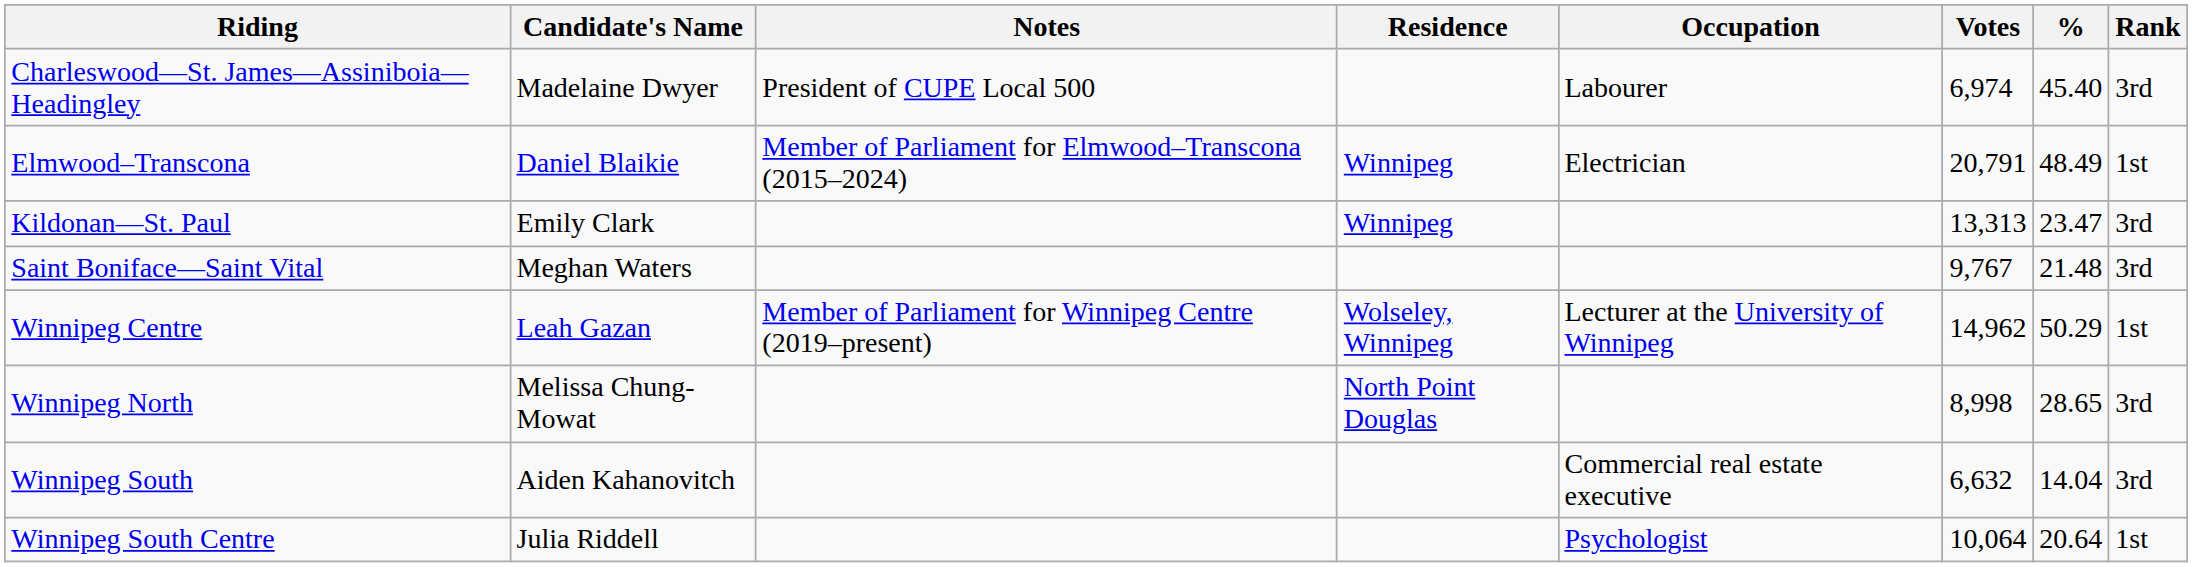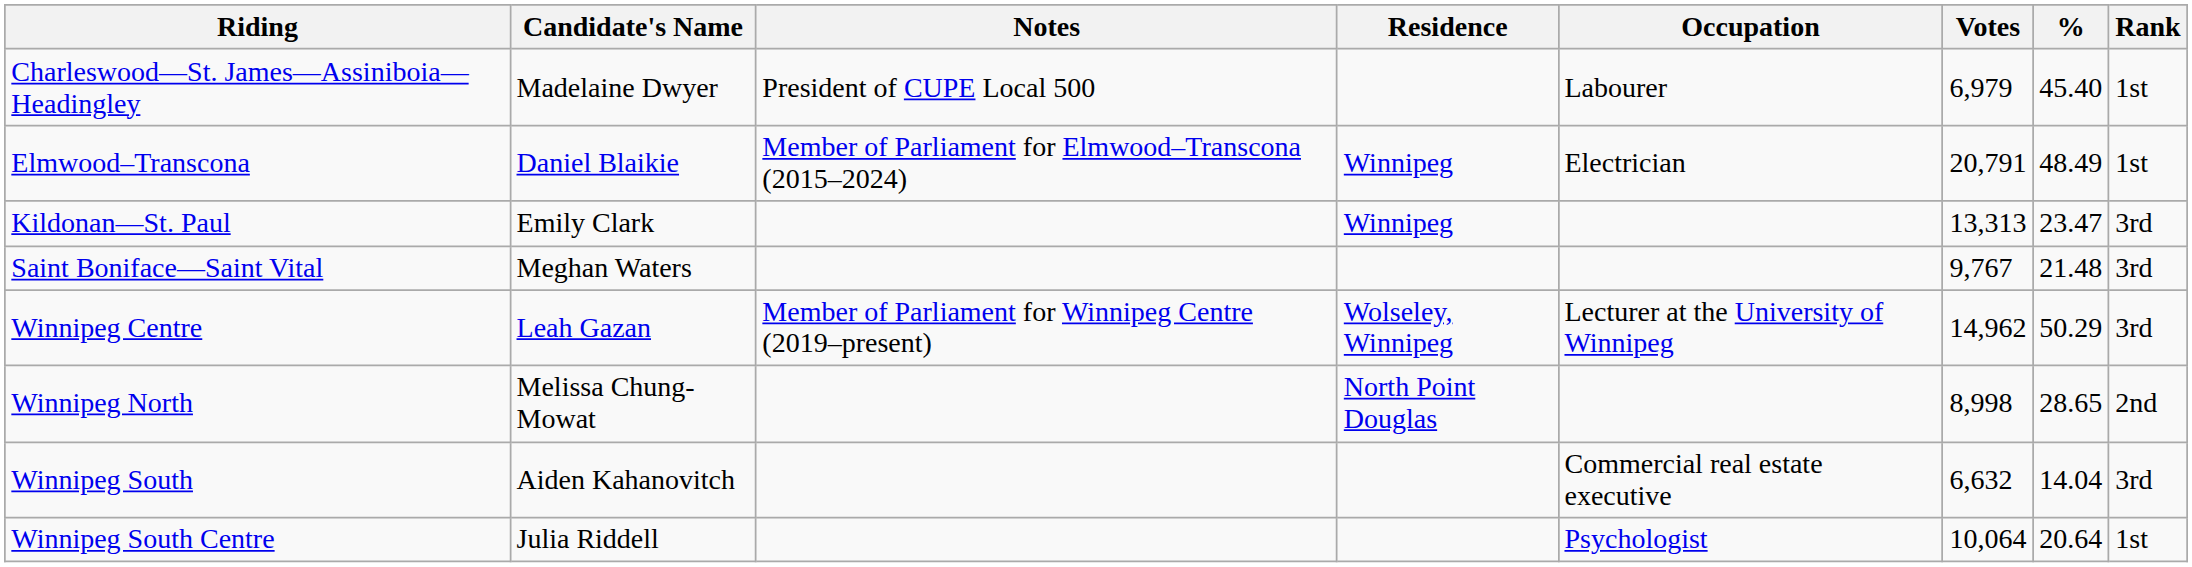(1981, 86) 6,974 -> (1981, 86) 6,979
(2134, 86) 3rd -> (2132, 86) 1st
(2132, 327) 1st -> (2134, 327) 3rd
(2134, 403) 3rd -> (2136, 403) 2nd
